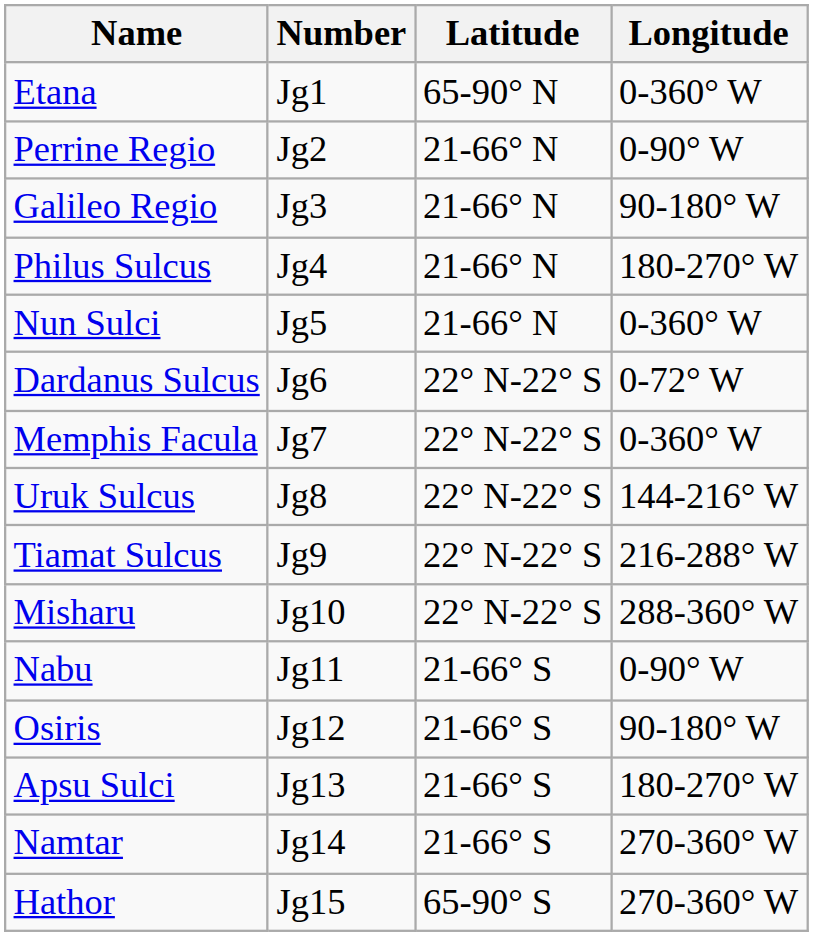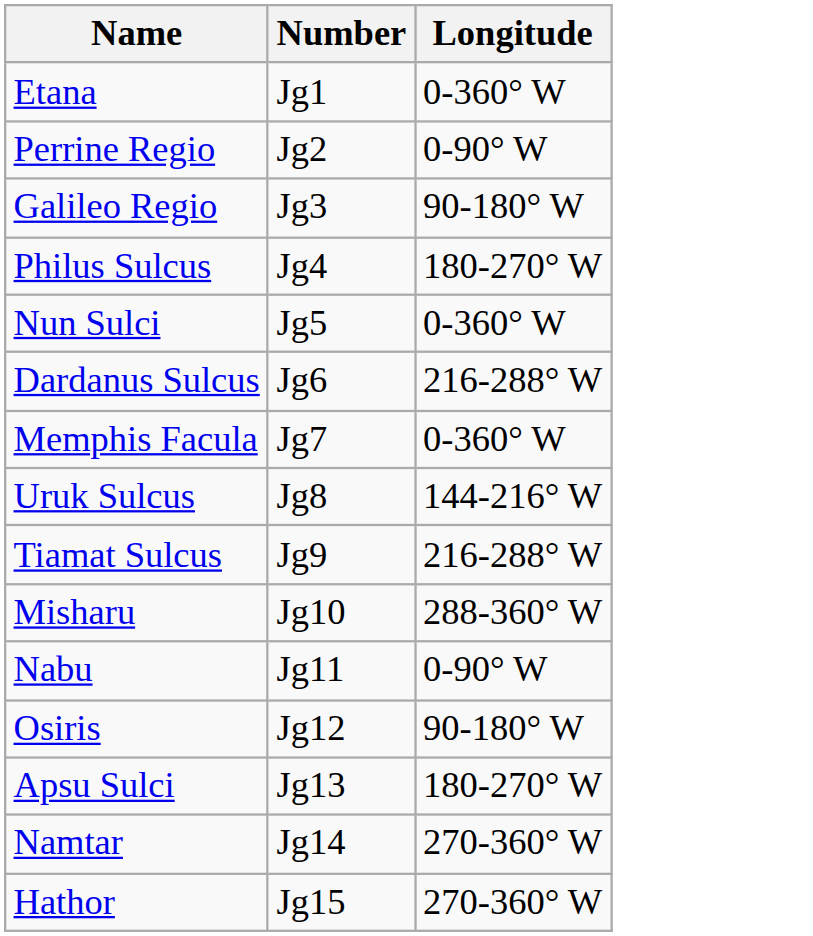- column: (513, 33)
(681, 380) 0-72° W -> (513, 380) 216-288° W
